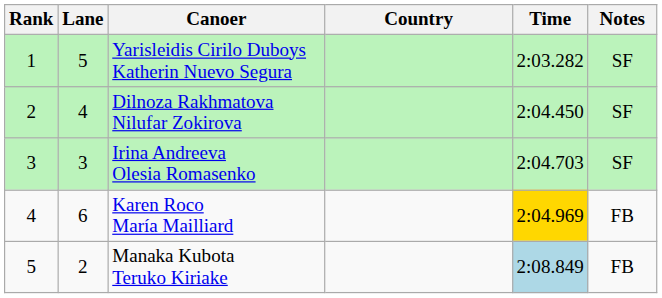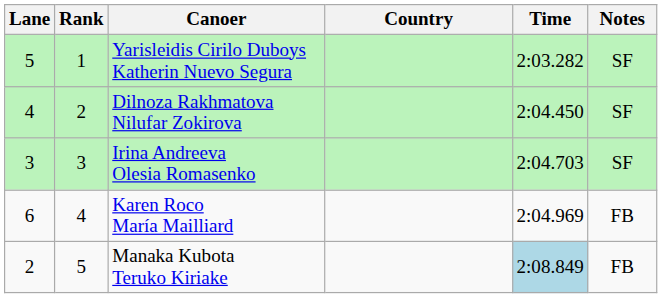columns swapped: (31, 19) <-> (83, 19)
(550, 215) gold background -> (550, 215) no background
